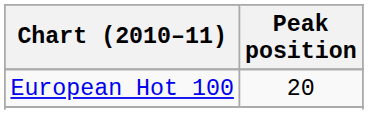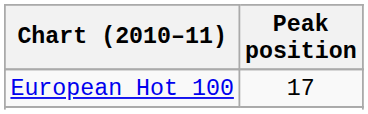(301, 89) 20 -> (301, 89) 17
